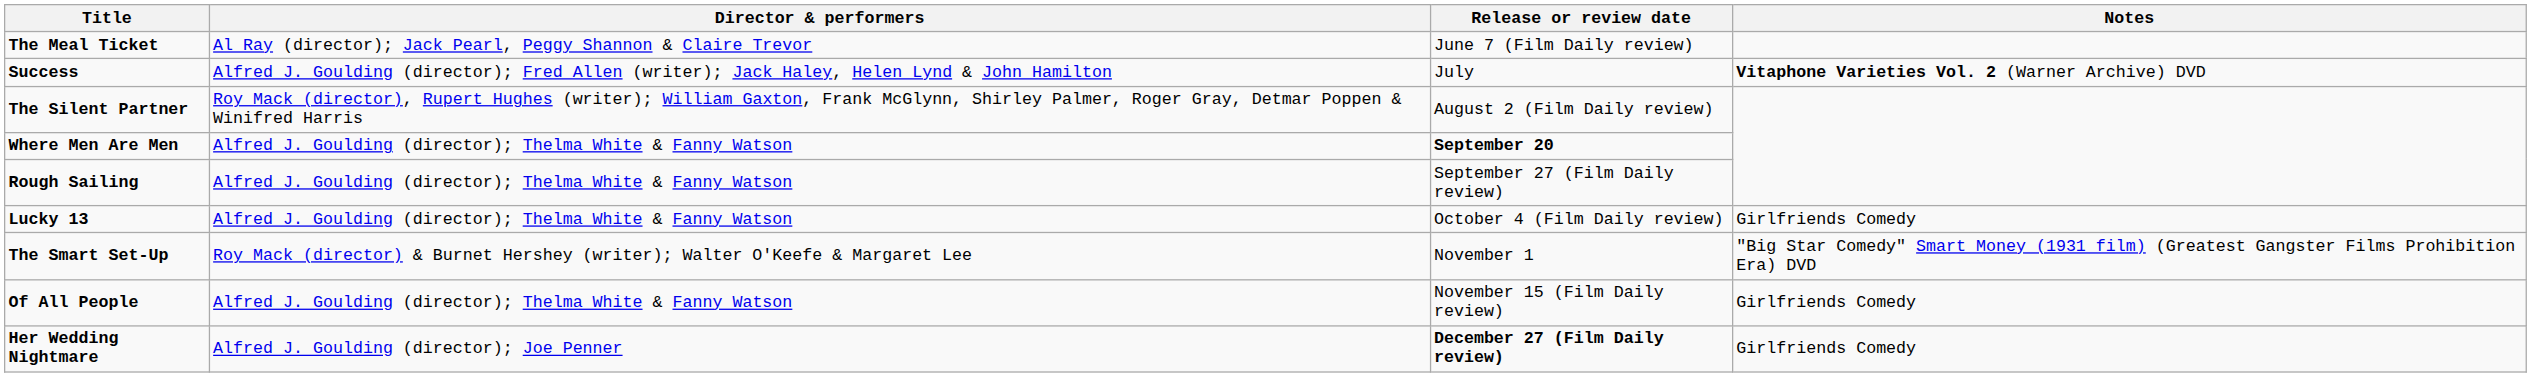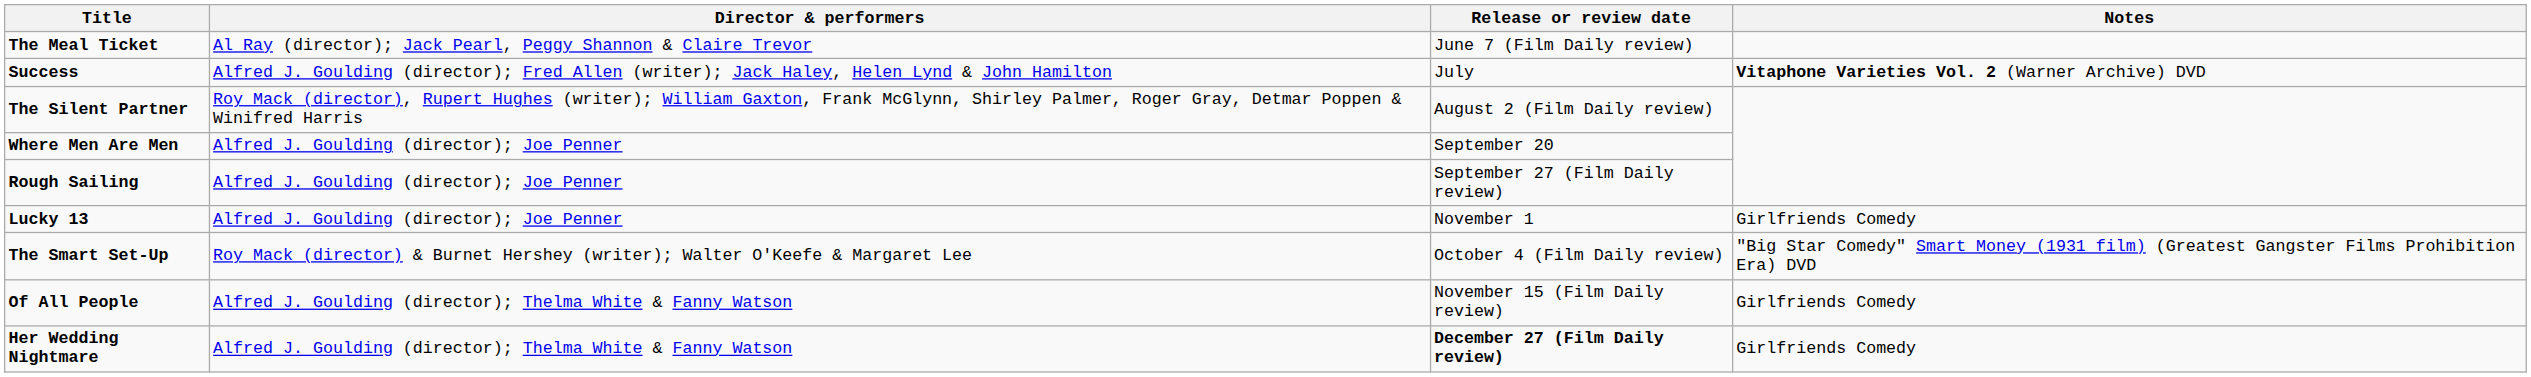(503, 146) Alfred J. Goulding (director); Thelma White & Fanny Watson -> (418, 146) Alfred J. Goulding (director); Joe Penner
(1494, 146) bold -> (1494, 146) normal
(503, 183) Alfred J. Goulding (director); Thelma White & Fanny Watson -> (418, 183) Alfred J. Goulding (director); Joe Penner
(503, 219) Alfred J. Goulding (director); Thelma White & Fanny Watson -> (418, 219) Alfred J. Goulding (director); Joe Penner
(1579, 219) October 4 (Film Daily review) -> (1484, 219) November 1
(1484, 256) November 1 -> (1579, 256) October 4 (Film Daily review)
(418, 349) Alfred J. Goulding (director); Joe Penner -> (503, 349) Alfred J. Goulding (director); Thelma White & Fanny Watson
